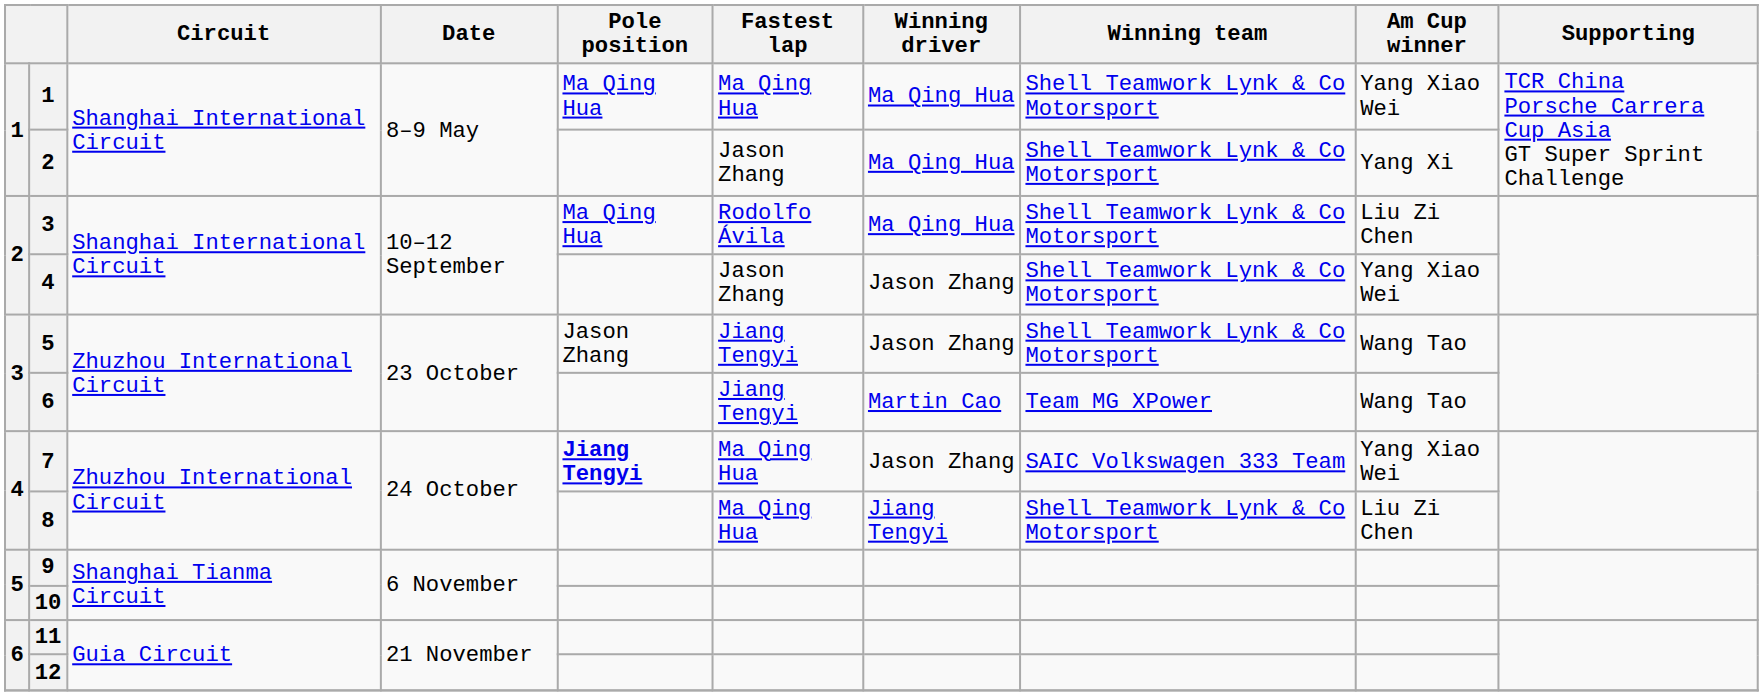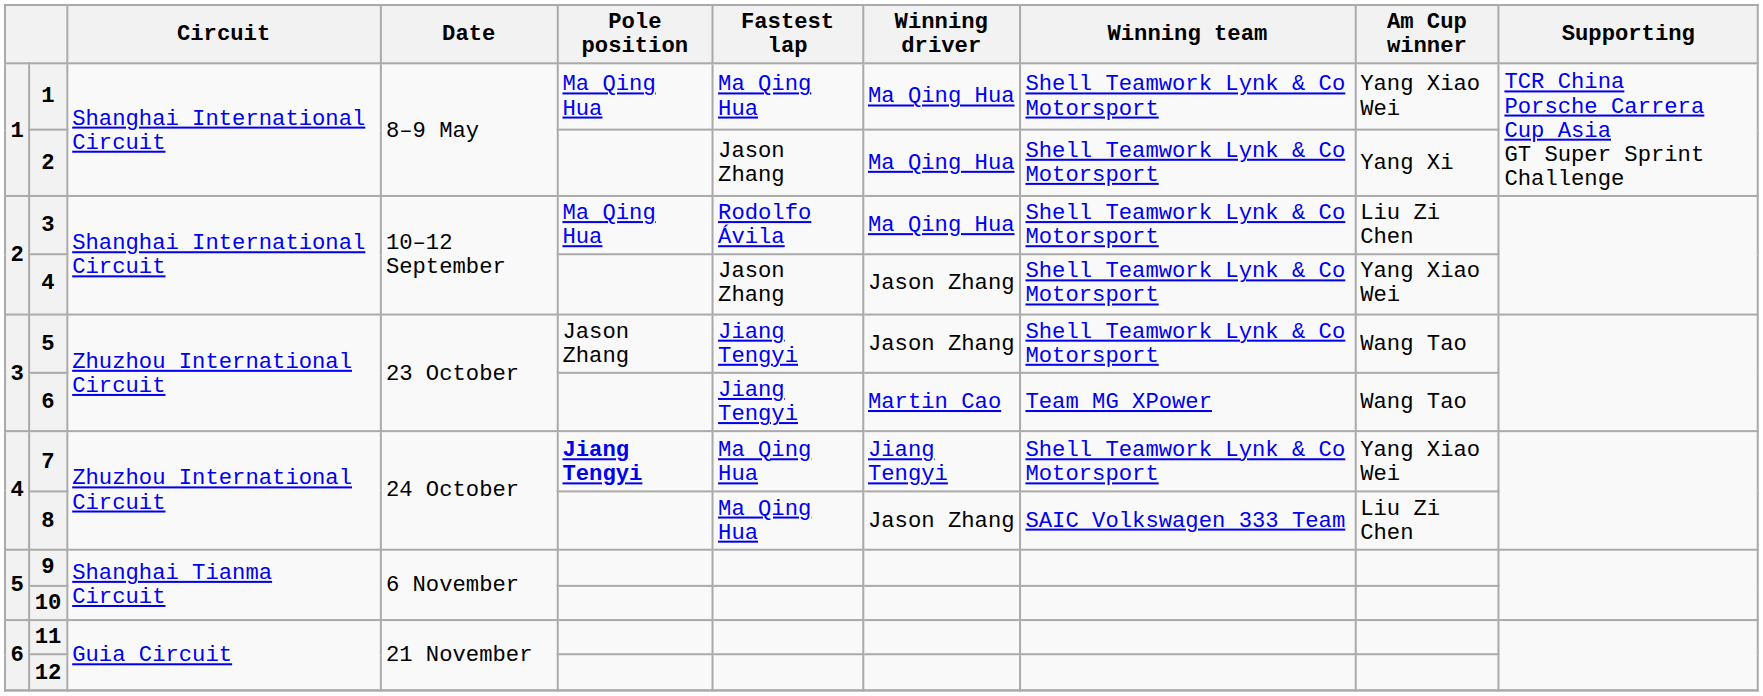(941, 462) Jason Zhang -> (908, 462) Jiang Tengyi
(1185, 462) SAIC Volkswagen 333 Team -> (1185, 462) Shell Teamwork Lynk & Co Motorsport
(908, 521) Jiang Tengyi -> (941, 521) Jason Zhang
(1185, 521) Shell Teamwork Lynk & Co Motorsport -> (1185, 521) SAIC Volkswagen 333 Team
